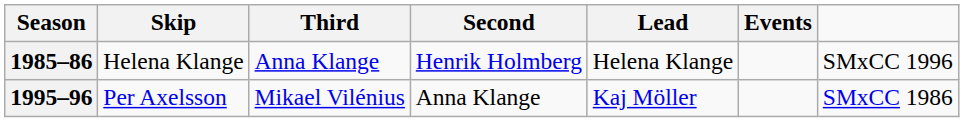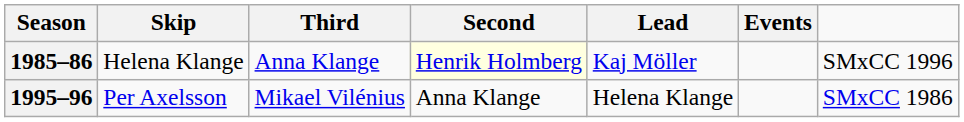(499, 60) no background -> (499, 60) lightyellow background
(663, 60) Helena Klange -> (645, 60) Kaj Möller
(645, 97) Kaj Möller -> (663, 97) Helena Klange
